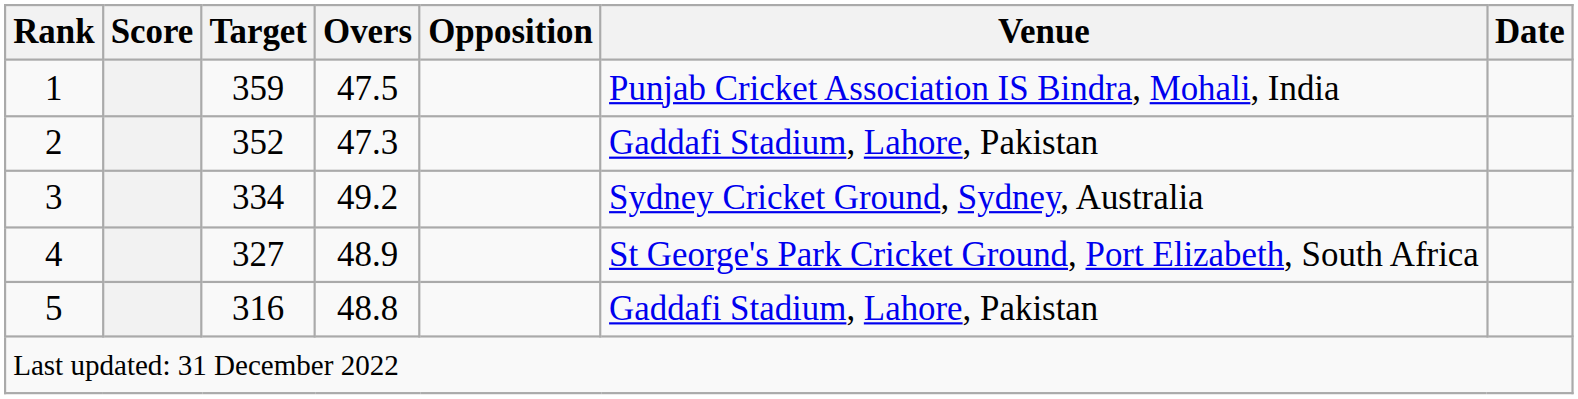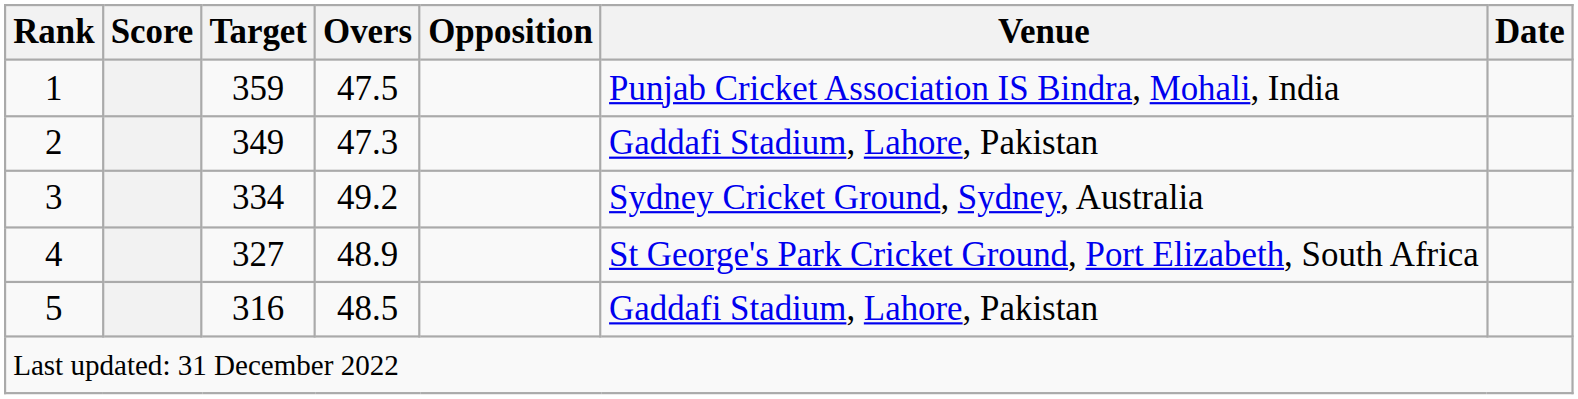(258, 142) 352 -> (258, 142) 349
(368, 308) 48.8 -> (368, 308) 48.5
